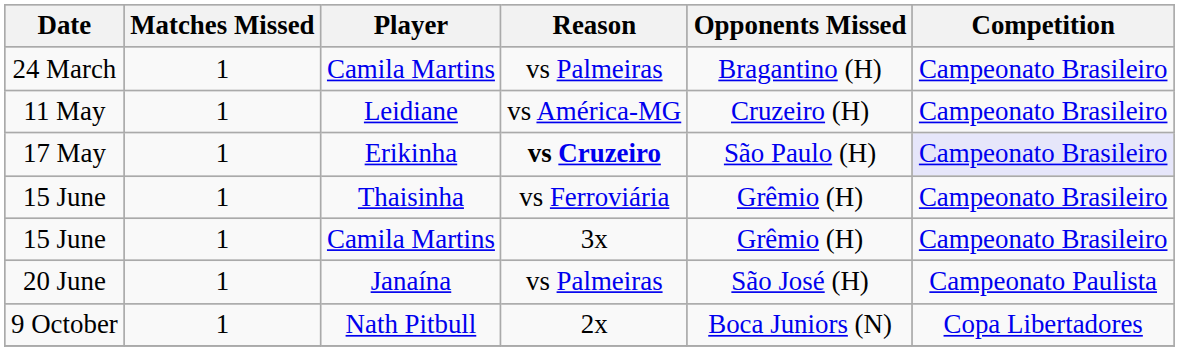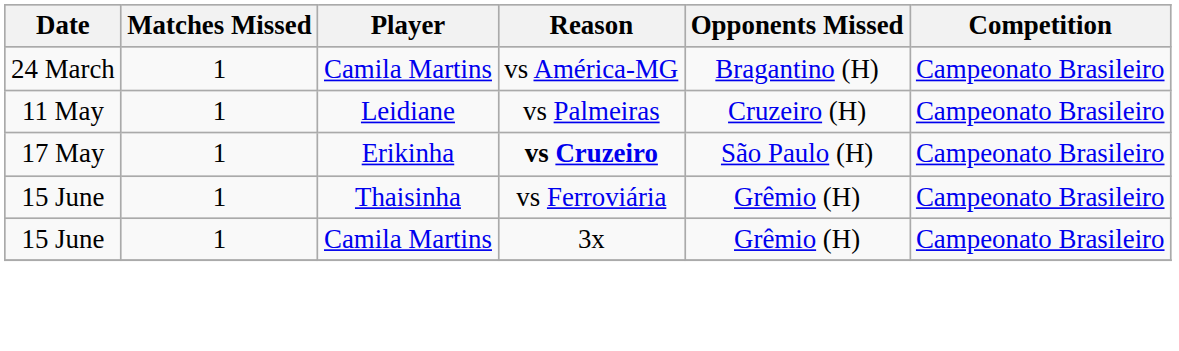(594, 68) vs Palmeiras -> (591, 68) vs América-MG
(594, 111) vs América-MG -> (591, 111) vs Palmeiras
(1043, 153) lavender background -> (1040, 153) no background
- row: (64, 281)
- row: (64, 324)
